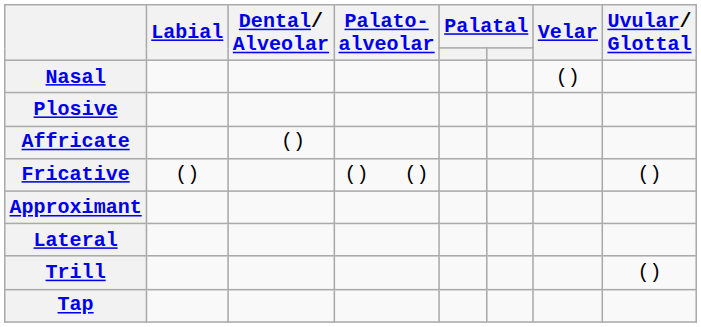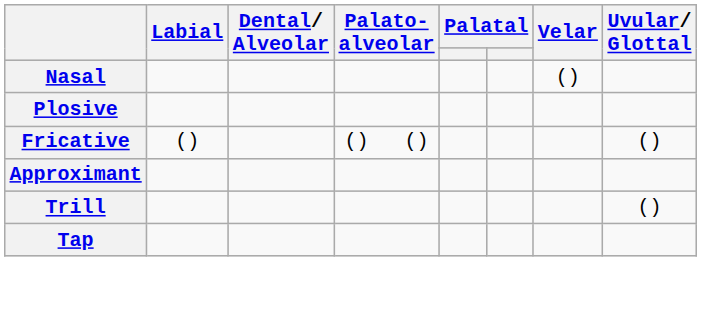- row: (76, 142)
- row: (76, 240)
